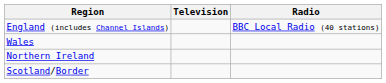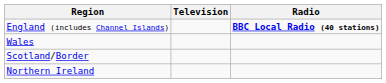(306, 27) normal -> (306, 27) bold
rows swapped: (48, 71) <-> (50, 56)
